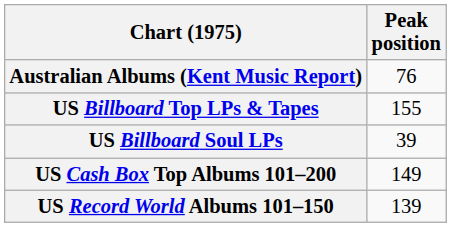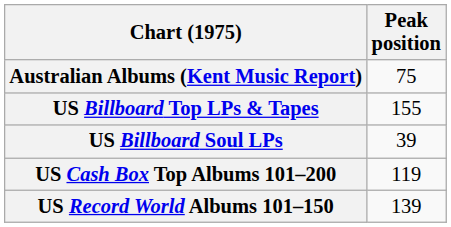(406, 76) 76 -> (406, 76) 75
(406, 173) 149 -> (406, 173) 119
